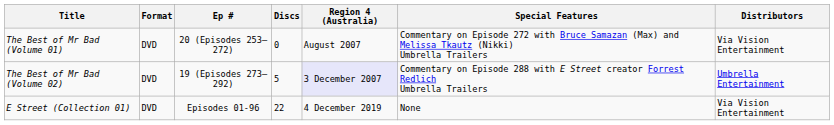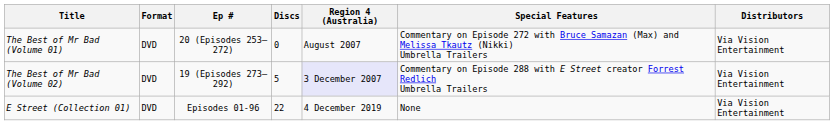(751, 79) Umbrella Entertainment -> (751, 79) Via Vision Entertainment
